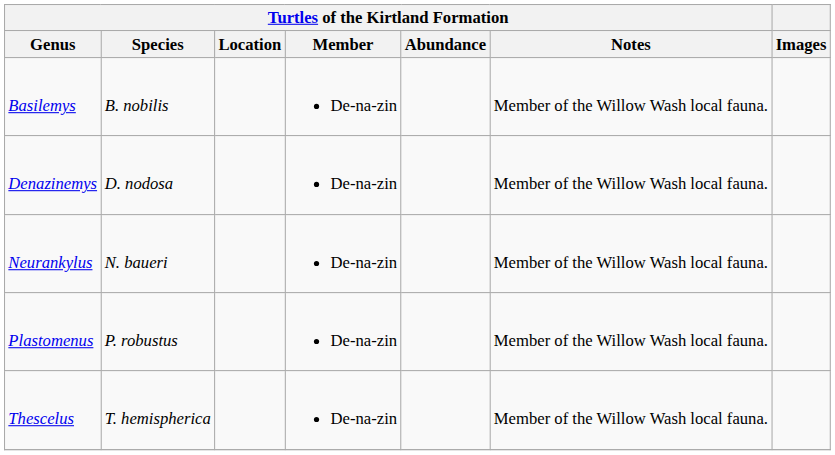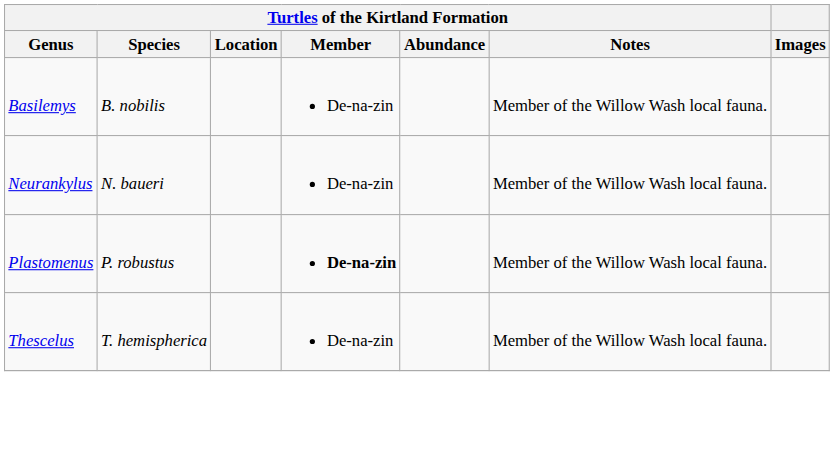- row: (53, 184)
(343, 341) normal -> (341, 263) bold
